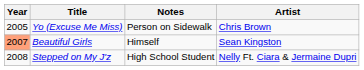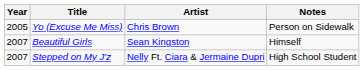columns swapped: (288, 12) <-> (171, 12)
(17, 42) lightsalmon background -> (17, 42) no background
(17, 57) 2008 -> (17, 57) 2007
